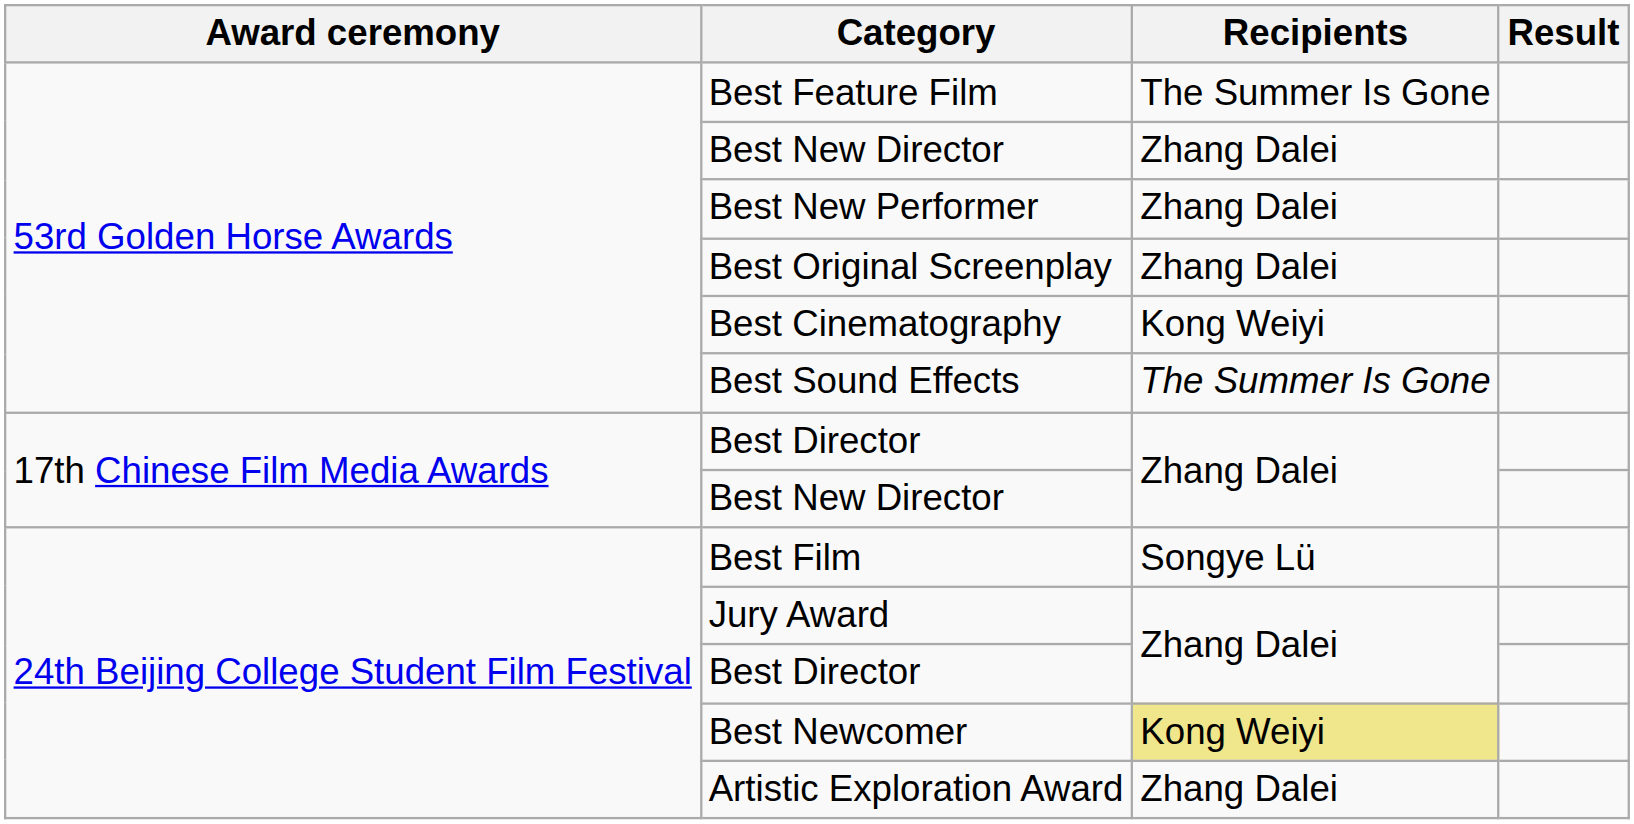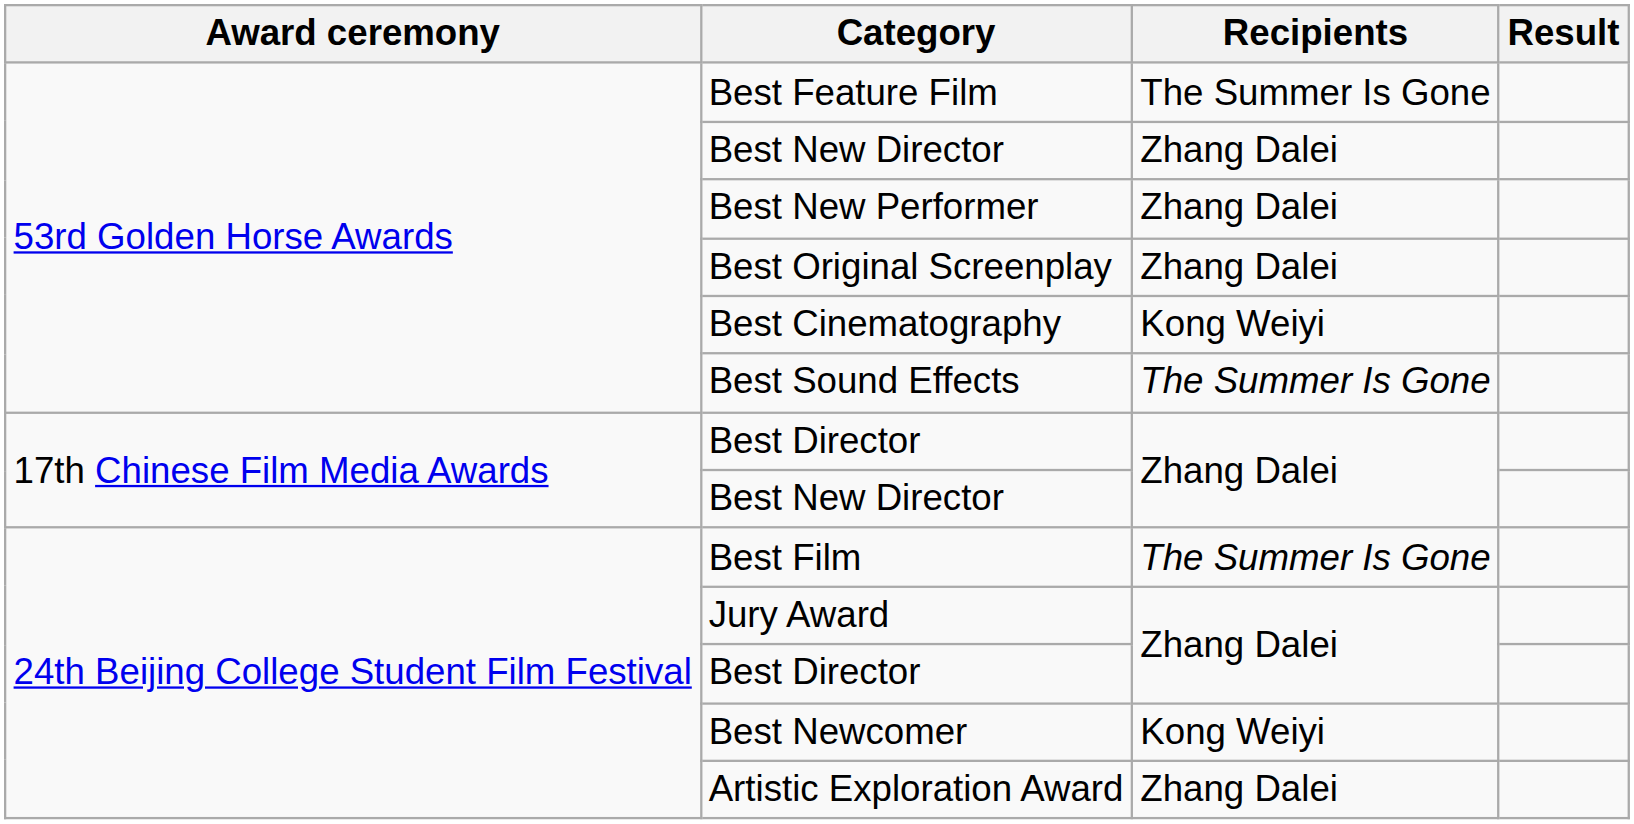(1228, 556) Songye Lü -> (1315, 556) The Summer Is Gone
(1233, 730) khaki background -> (1233, 730) no background
